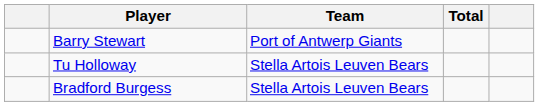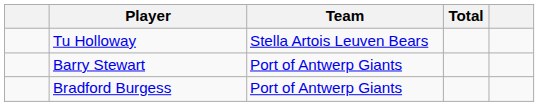rows swapped: (95, 64) <-> (99, 40)
(339, 88) Stella Artois Leuven Bears -> (326, 88) Port of Antwerp Giants
